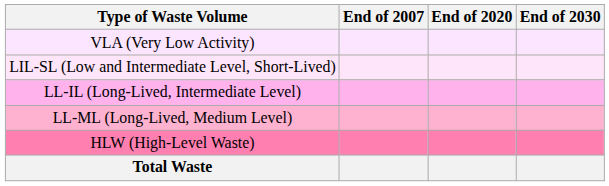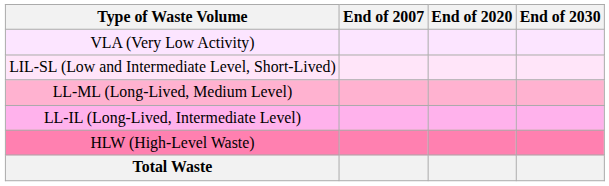rows swapped: (172, 92) <-> (172, 117)
